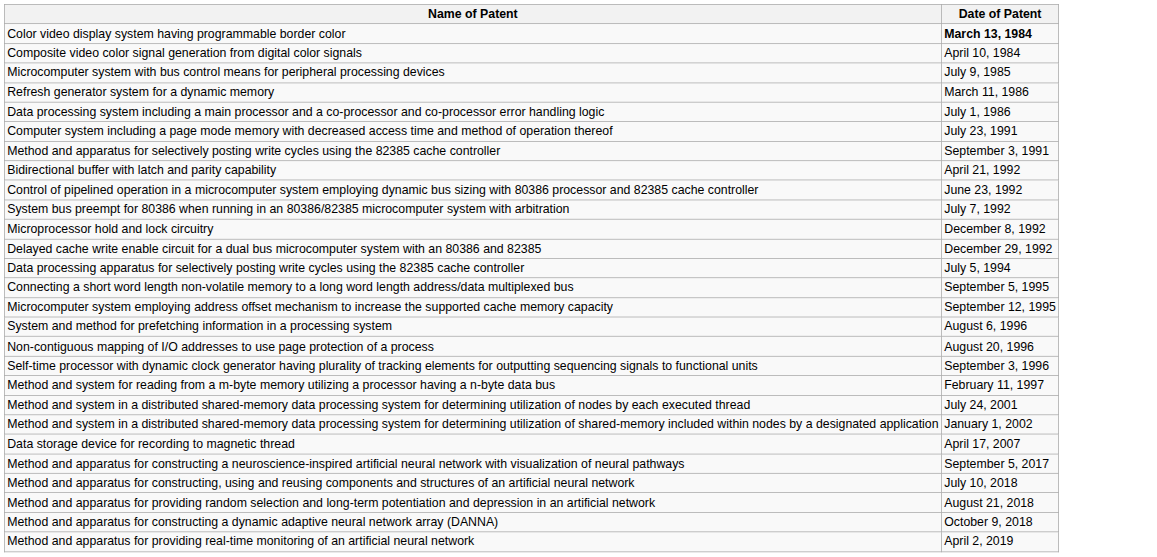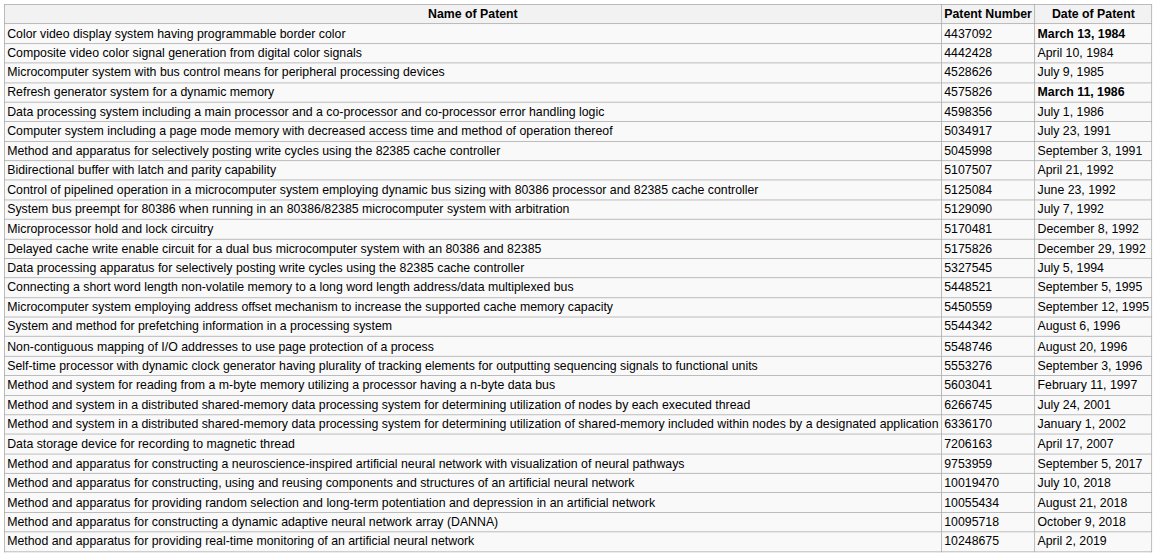+ column: (988, 14)
(987, 92) normal -> (1081, 92) bold
